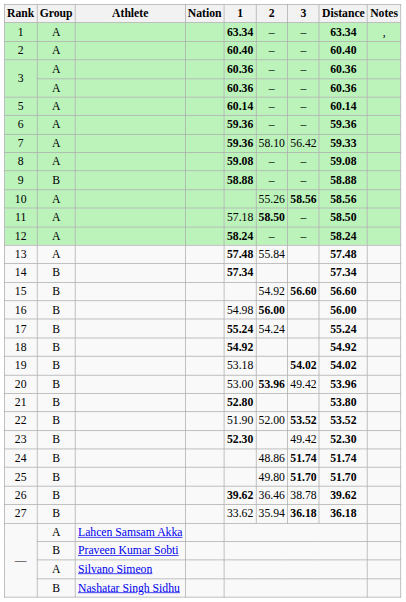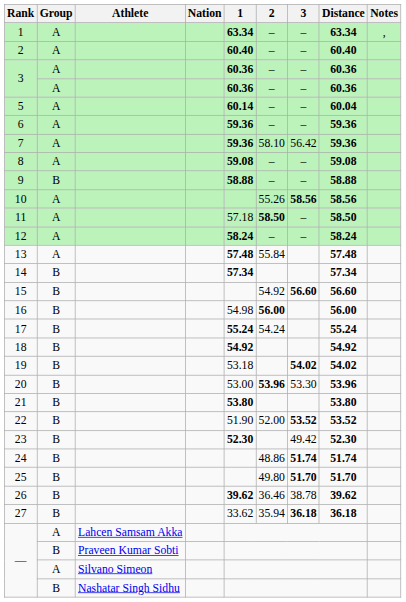(343, 106) 60.14 -> (343, 106) 60.04
(343, 143) 59.33 -> (343, 143) 59.36
(303, 384) 49.42 -> (303, 384) 53.30
(240, 402) 52.80 -> (240, 402) 53.80
